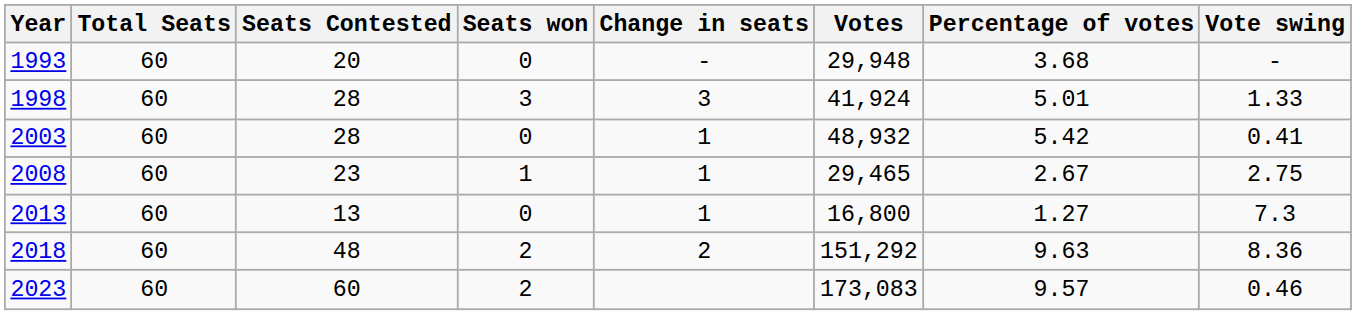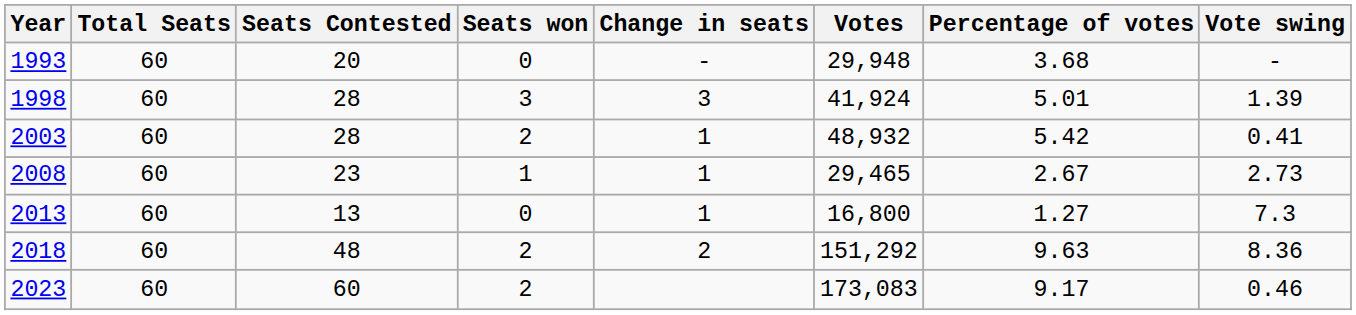(1275, 100) 1.33 -> (1275, 100) 1.39
(526, 138) 0 -> (526, 138) 2
(1275, 176) 2.75 -> (1275, 176) 2.73
(1061, 289) 9.57 -> (1061, 289) 9.17
